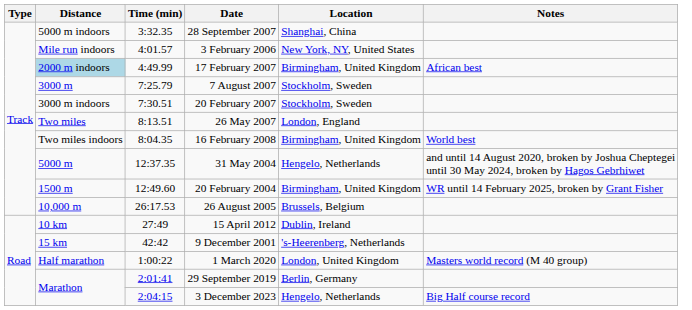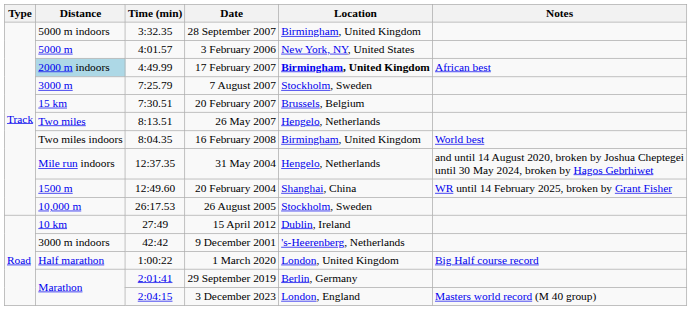(319, 31) Shanghai, China -> (351, 31) Birmingham, United Kingdom
(76, 49) Mile run indoors -> (56, 49) 5000 m
(351, 67) normal -> (355, 67) bold
(74, 103) 3000 m indoors -> (53, 103) 15 km
(327, 103) Stockholm, Sweden -> (323, 103) Brussels, Belgium
(321, 121) London, England -> (331, 121) Hengelo, Netherlands
(56, 164) 5000 m -> (76, 164) Mile run indoors
(351, 188) Birmingham, United Kingdom -> (319, 188) Shanghai, China
(323, 206) Brussels, Belgium -> (327, 206) Stockholm, Sweden
(53, 242) 15 km -> (74, 242) 3000 m indoors
(507, 260) Masters world record (M 40 group) -> (487, 260) Big Half course record
(331, 296) Hengelo, Netherlands -> (321, 296) London, England
(478, 296) Big Half course record -> (516, 296) Masters world record (M 40 group)
